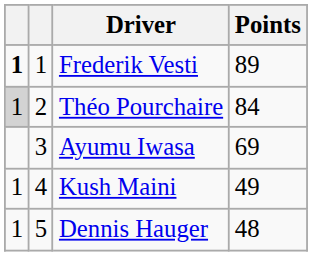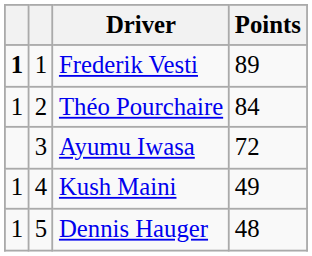(17, 106) lightgrey background -> (17, 106) no background
(247, 147) 69 -> (247, 147) 72
